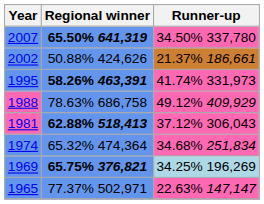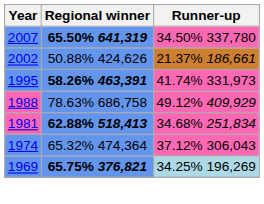(206, 123) 37.12% 306,043 -> (206, 123) 34.68% 251,834
(206, 145) 34.68% 251,834 -> (206, 145) 37.12% 306,043
- row: (23, 188)
